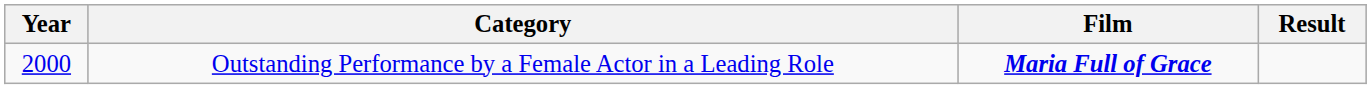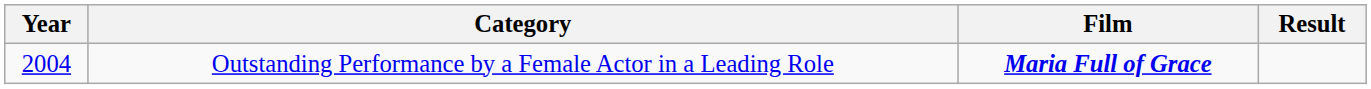(46, 63) 2000 -> (46, 63) 2004
